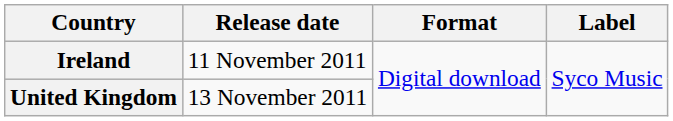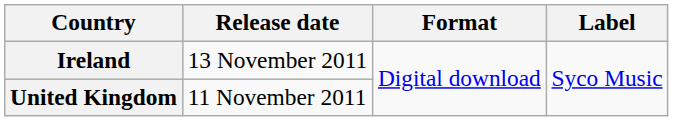(277, 60) 11 November 2011 -> (277, 60) 13 November 2011
(277, 97) 13 November 2011 -> (277, 97) 11 November 2011
